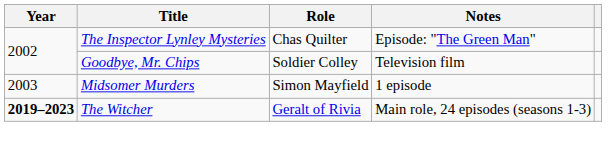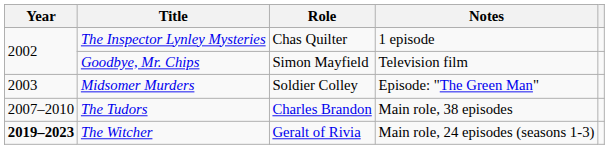(455, 39) Episode: "The Green Man" -> (407, 39) 1 episode
(315, 62) Soldier Colley -> (320, 62) Simon Mayfield
(320, 86) Simon Mayfield -> (315, 86) Soldier Colley
(403, 86) 1 episode -> (459, 86) Episode: "The Green Man"
+ row: (114, 109)
